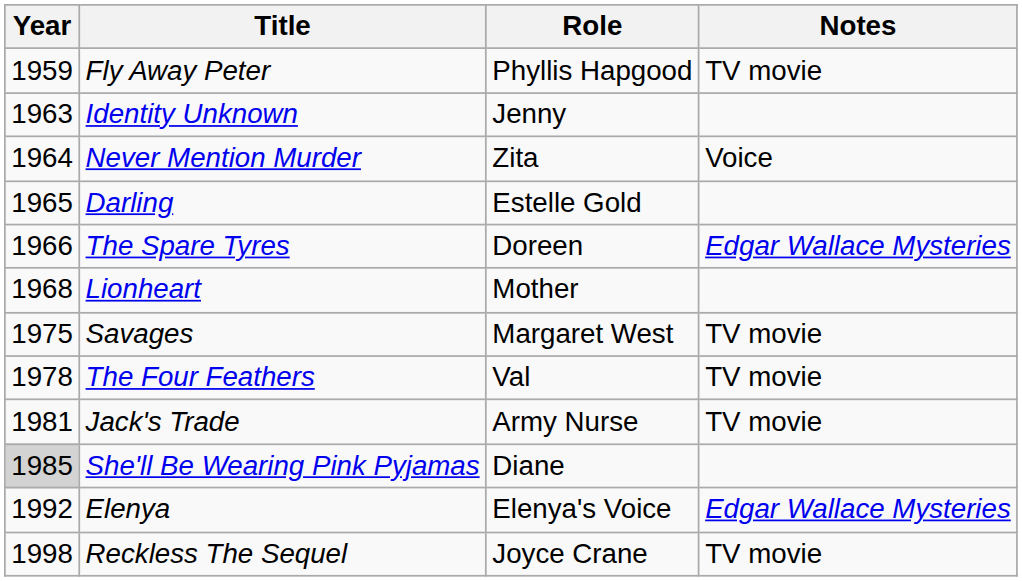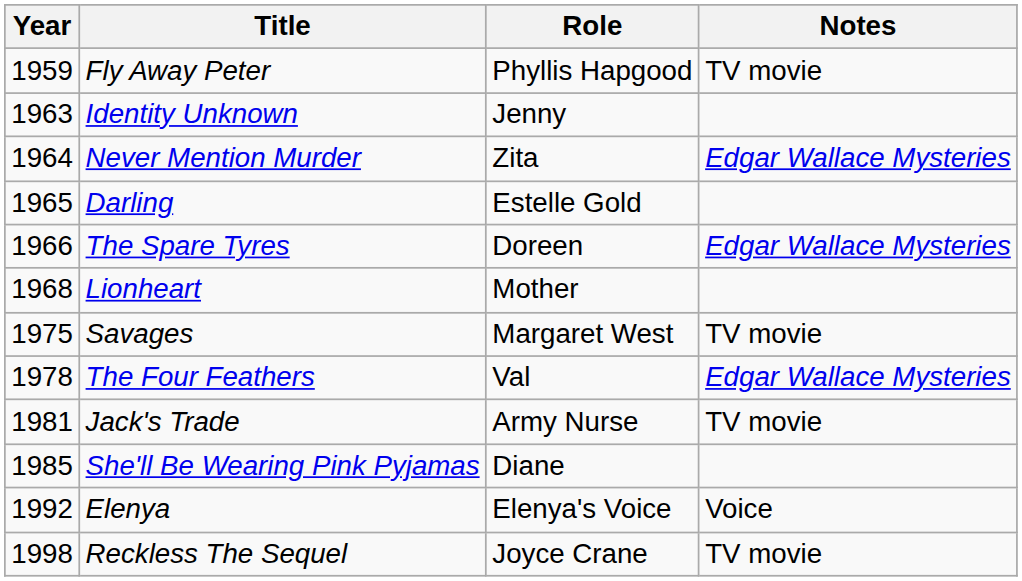(739, 158) Voice -> (858, 158) Edgar Wallace Mysteries
(764, 377) TV movie -> (858, 377) Edgar Wallace Mysteries
(42, 465) lightgrey background -> (42, 465) no background
(858, 509) Edgar Wallace Mysteries -> (739, 509) Voice
